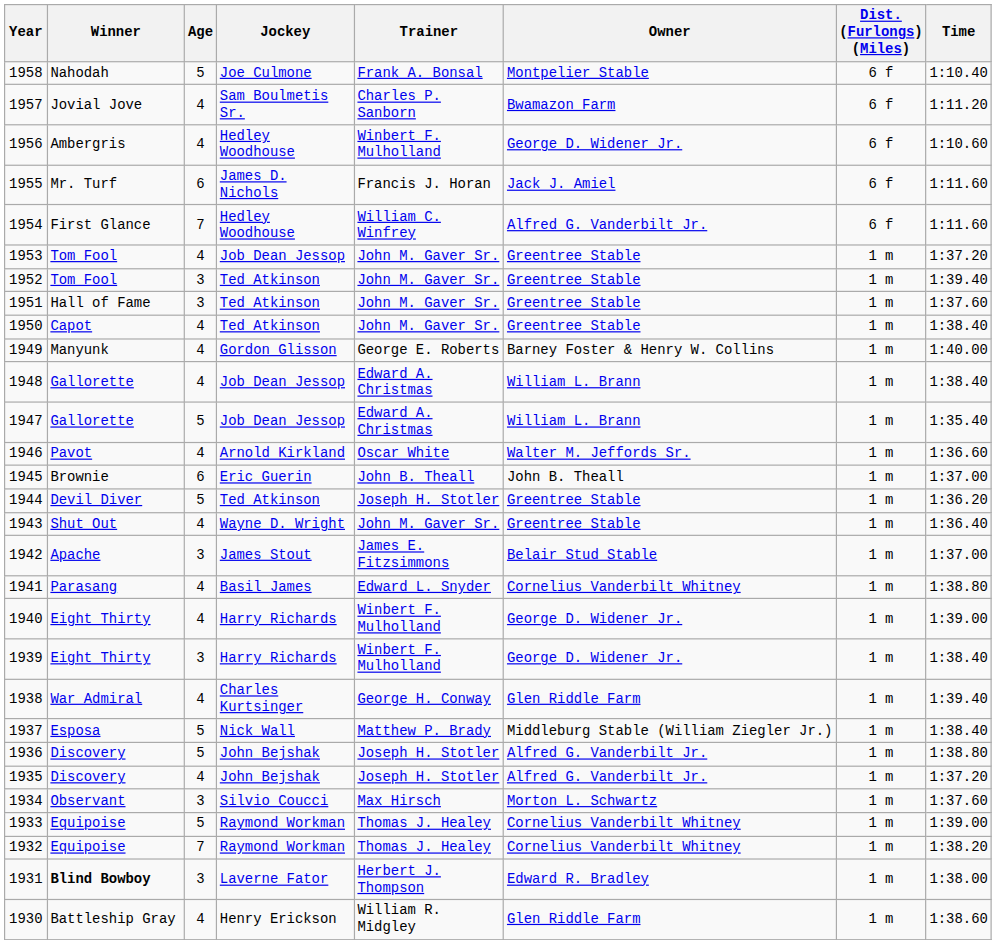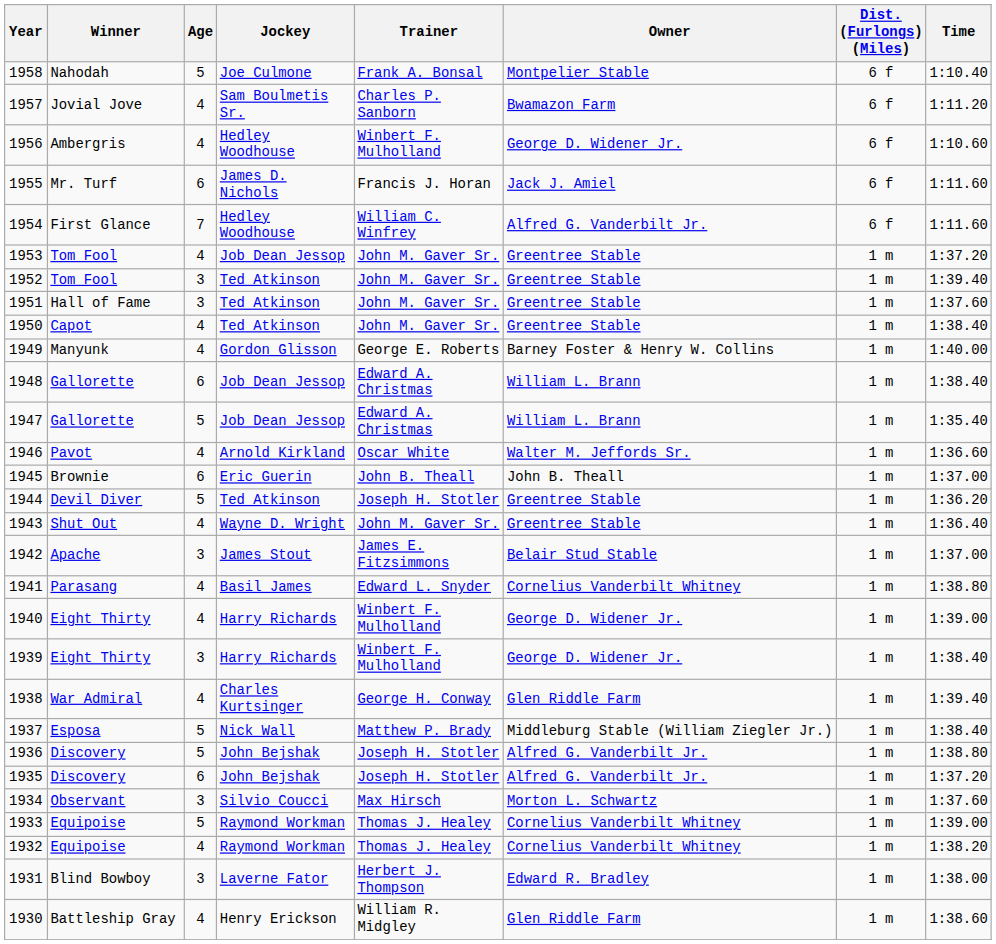(201, 382) 4 -> (201, 382) 6
(201, 777) 4 -> (201, 777) 6
(201, 847) 7 -> (201, 847) 4
(100, 879) bold -> (100, 879) normal
